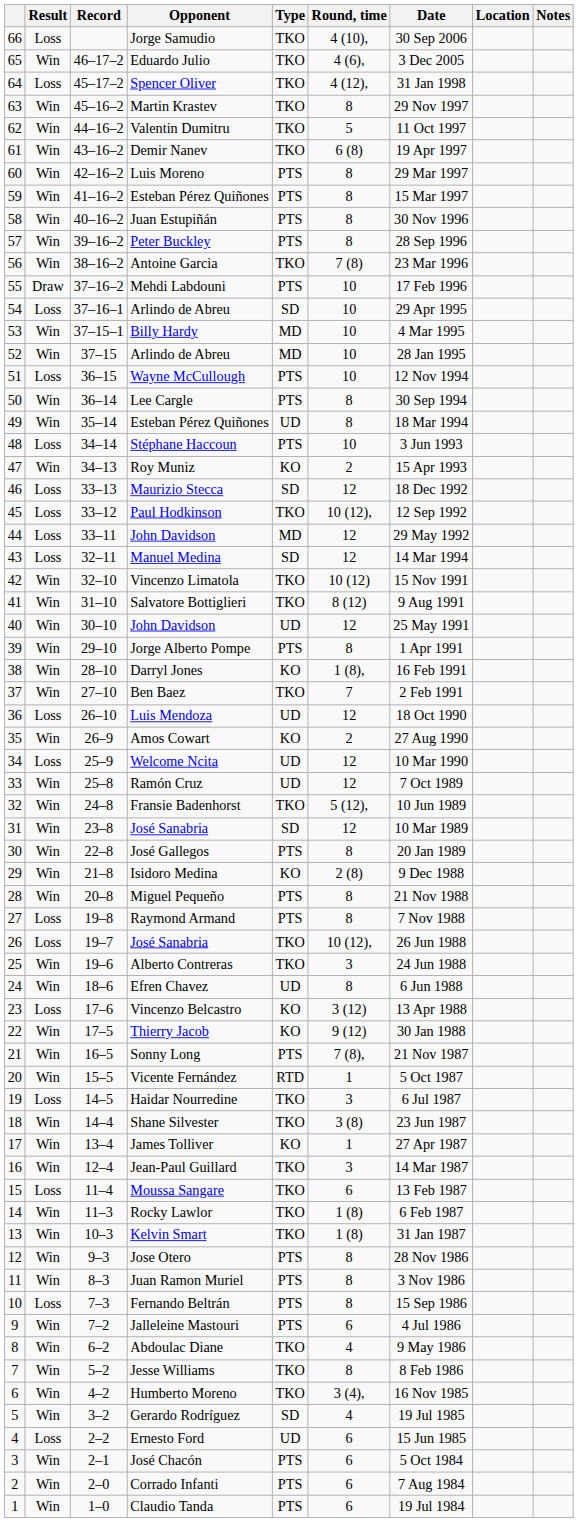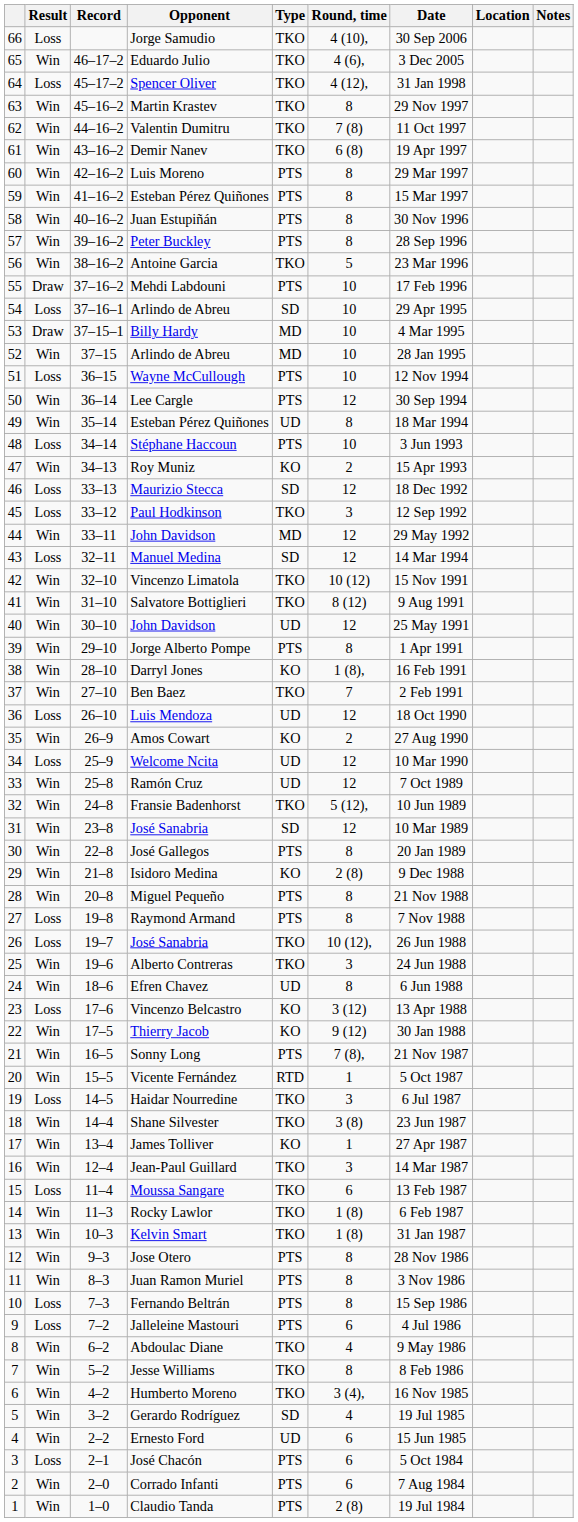(349, 128) 5 -> (349, 128) 7 (8)
(349, 264) 7 (8) -> (349, 264) 5
(48, 331) Win -> (48, 331) Draw
(349, 399) 8 -> (349, 399) 12
(349, 512) 10 (12), -> (349, 512) 3
(48, 535) Loss -> (48, 535) Win
(48, 1325) Win -> (48, 1325) Loss
(48, 1438) Loss -> (48, 1438) Win
(48, 1461) Win -> (48, 1461) Loss
(349, 1506) 6 -> (349, 1506) 2 (8)
